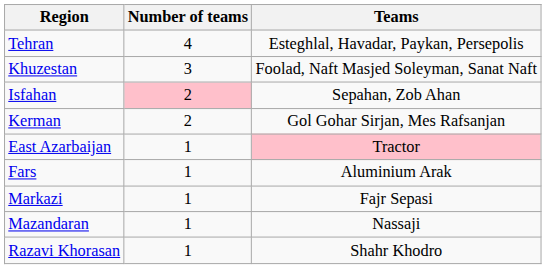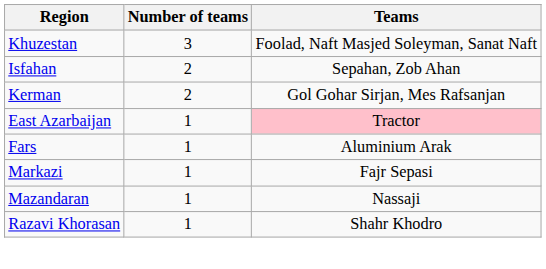- row: (31, 43)
(188, 95) pink background -> (188, 69) no background
